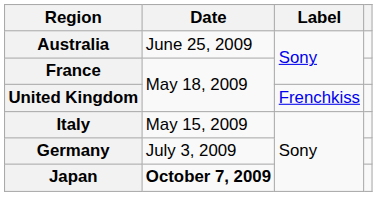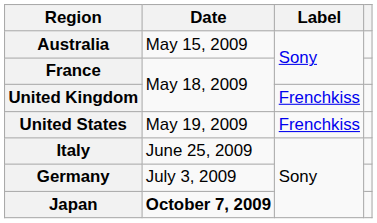(199, 44) June 25, 2009 -> (197, 44) May 15, 2009
+ row: (73, 124)
(197, 124) May 15, 2009 -> (199, 151) June 25, 2009
